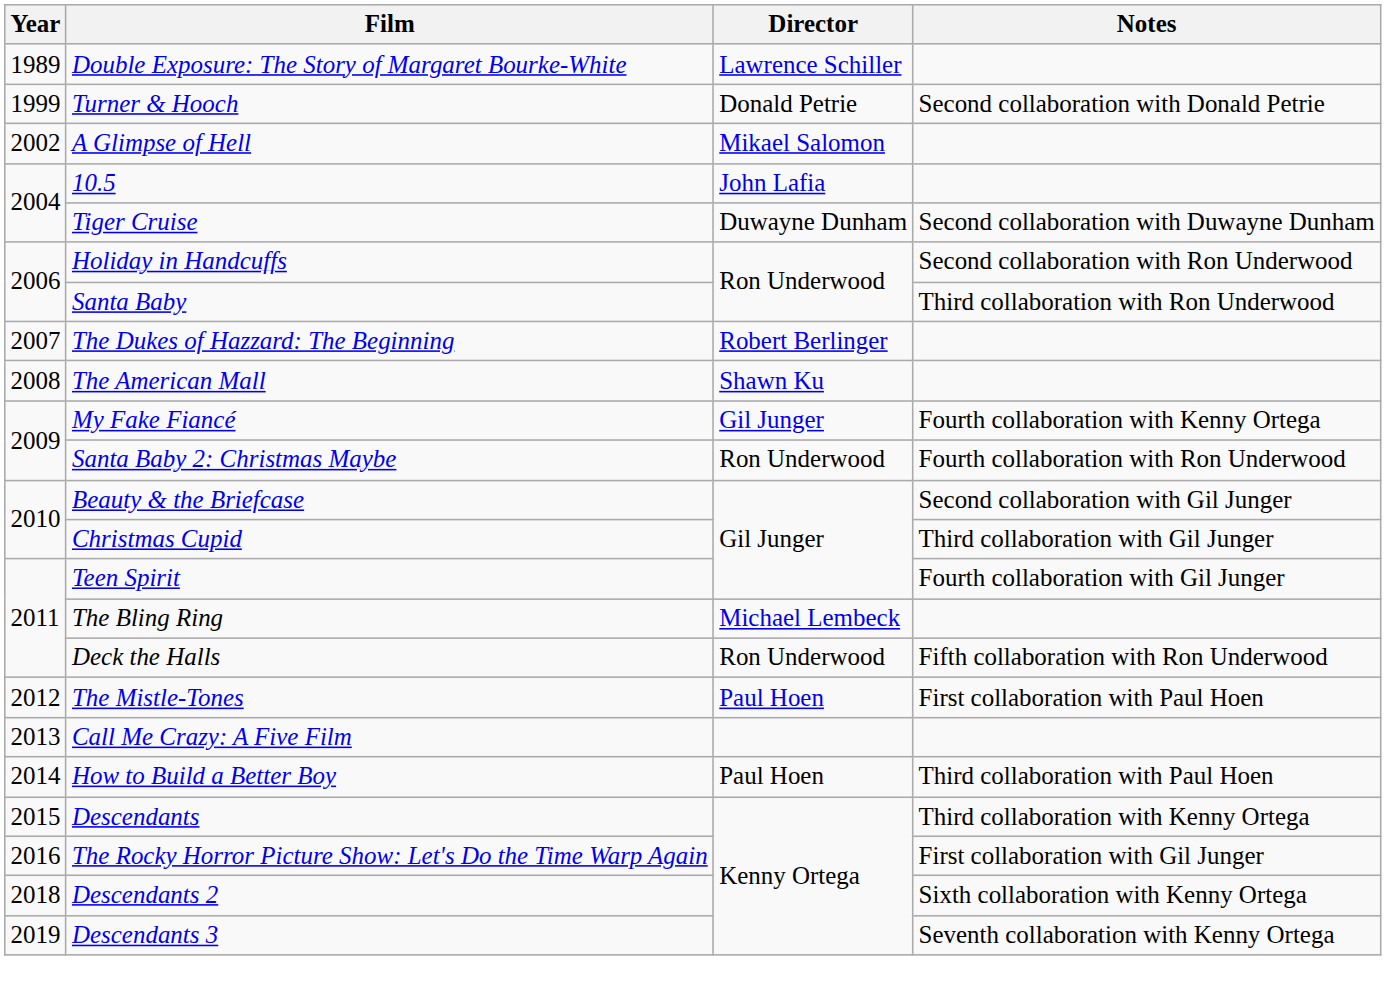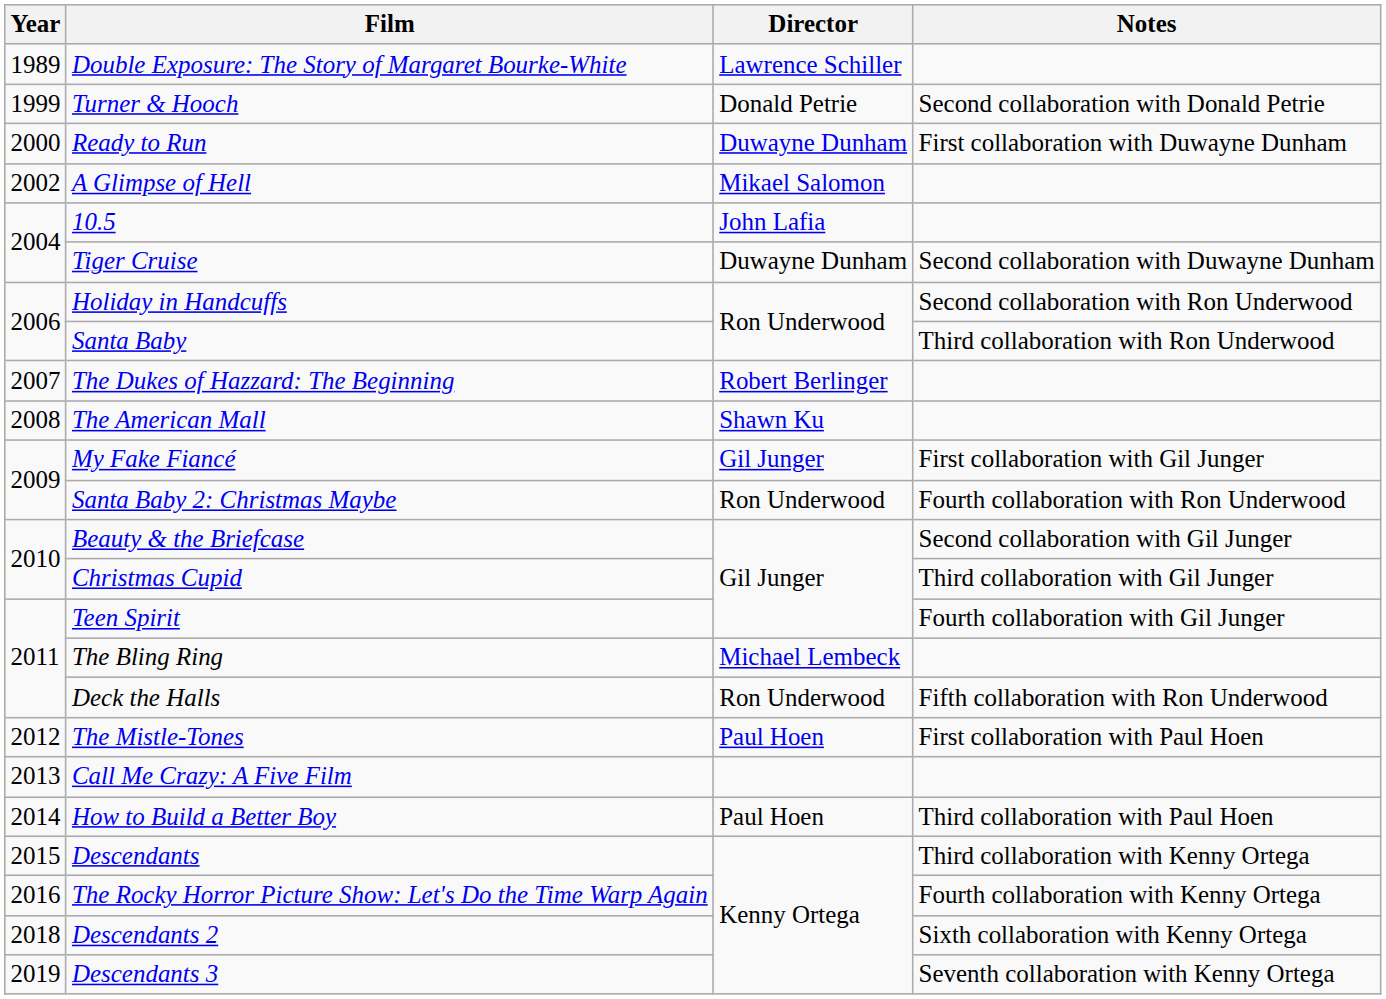+ row: (139, 143)
(1120, 420) Fourth collaboration with Kenny Ortega -> (1091, 459) First collaboration with Gil Junger
(1091, 855) First collaboration with Gil Junger -> (1120, 895) Fourth collaboration with Kenny Ortega
